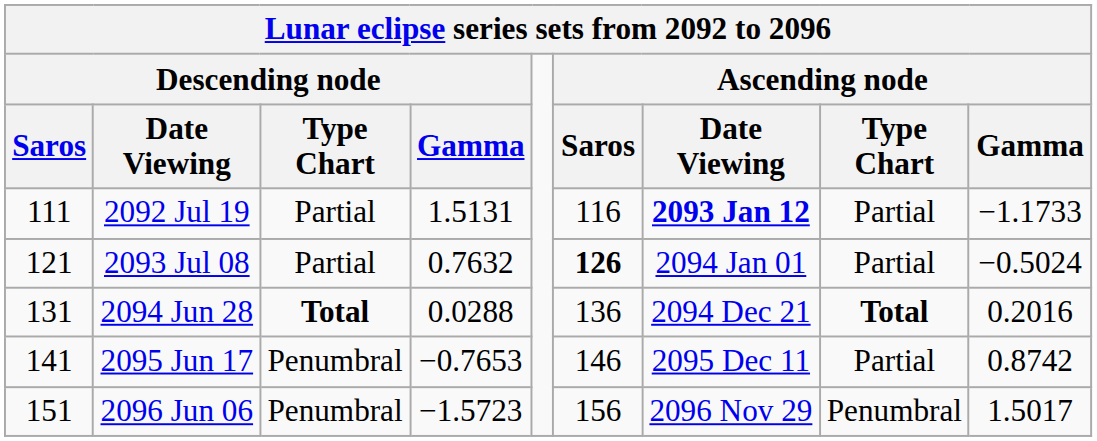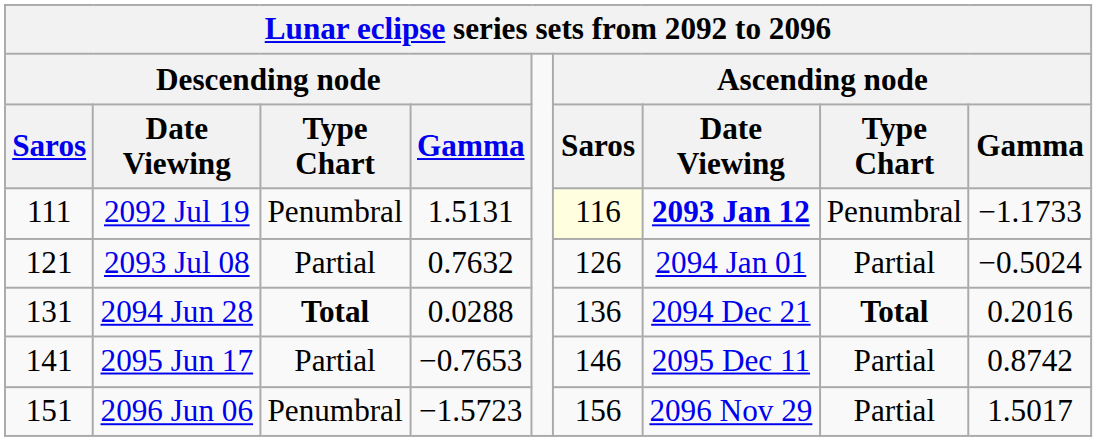(335, 212) Partial -> (335, 212) Penumbral
(598, 212) no background -> (598, 212) lightyellow background
(894, 212) Partial -> (894, 212) Penumbral
(598, 262) bold -> (598, 262) normal
(335, 361) Penumbral -> (335, 361) Partial
(894, 410) Penumbral -> (894, 410) Partial
